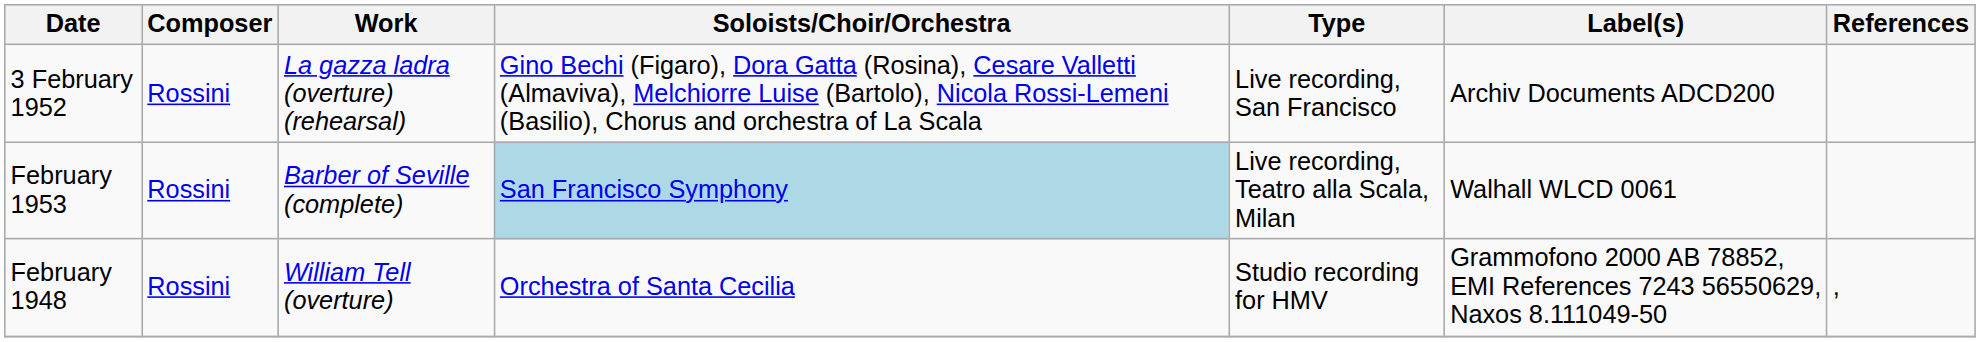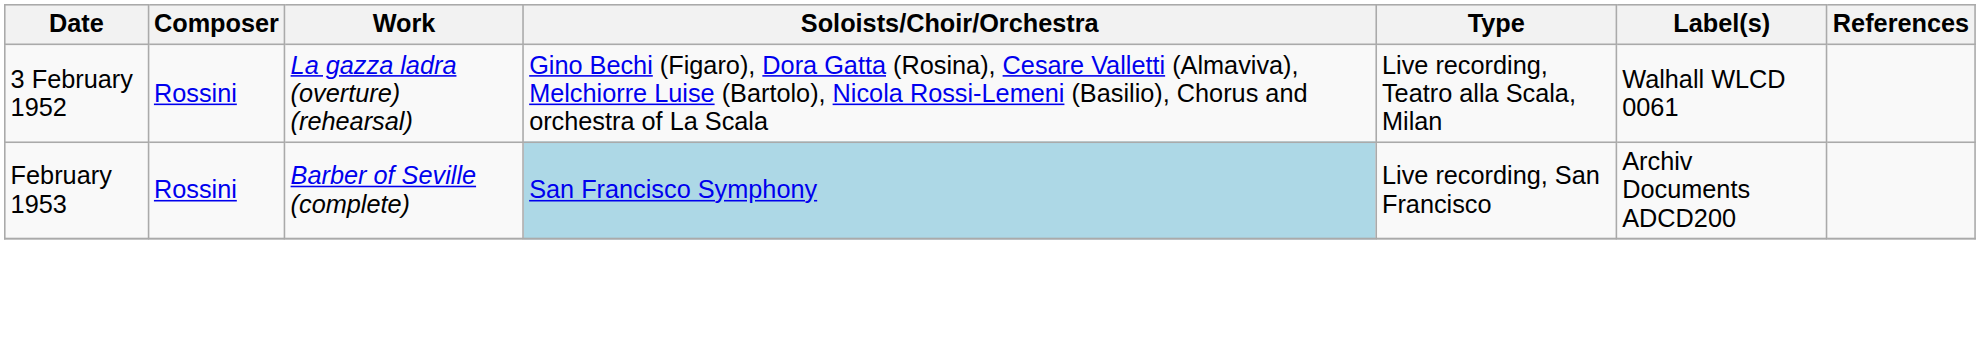(1318, 93) Live recording, San Francisco -> (1479, 93) Live recording, Teatro alla Scala, Milan
(1612, 93) Archiv Documents ADCD200 -> (1704, 93) Walhall WLCD 0061
(1332, 190) Live recording, Teatro alla Scala, Milan -> (1491, 190) Live recording, San Francisco
(1563, 190) Walhall WLCD 0061 -> (1686, 190) Archiv Documents ADCD200
- row: (61, 287)
